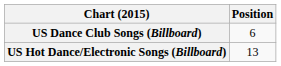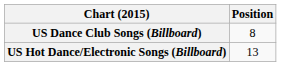(252, 33) 6 -> (252, 33) 8
